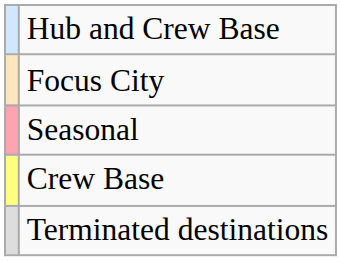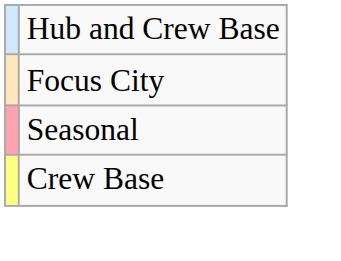- row: (178, 229)
